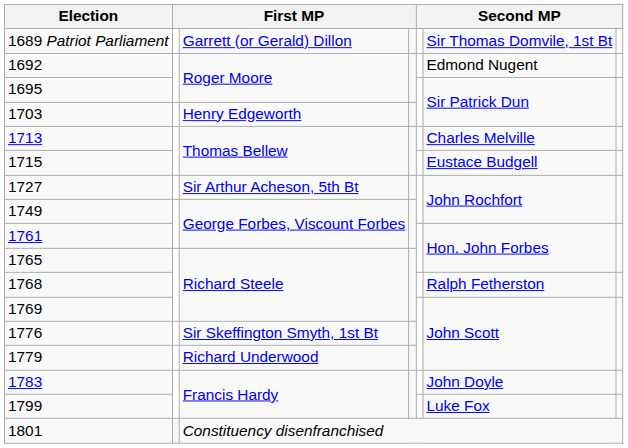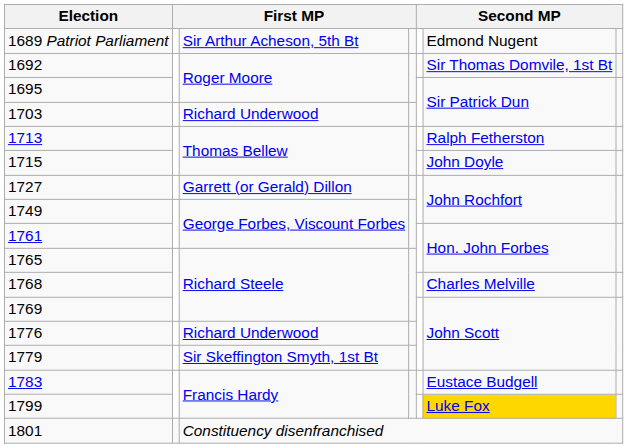(267, 41) Garrett (or Gerald) Dillon -> (271, 41) Sir Arthur Acheson, 5th Bt
(519, 41) Sir Thomas Domvile, 1st Bt -> (482, 41) Edmond Nugent
(482, 65) Edmond Nugent -> (519, 65) Sir Thomas Domvile, 1st Bt
(242, 114) Henry Edgeworth -> (251, 114) Richard Underwood
(481, 138) Charles Melville -> (485, 138) Ralph Fetherston
(482, 162) Eustace Budgell -> (465, 162) John Doyle
(271, 187) Sir Arthur Acheson, 5th Bt -> (267, 187) Garrett (or Gerald) Dillon
(485, 284) Ralph Fetherston -> (481, 284) Charles Melville
(280, 333) Sir Skeffington Smyth, 1st Bt -> (251, 333) Richard Underwood
(251, 357) Richard Underwood -> (280, 357) Sir Skeffington Smyth, 1st Bt
(465, 382) John Doyle -> (482, 382) Eustace Budgell
(458, 406) no background -> (458, 406) gold background
